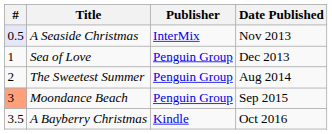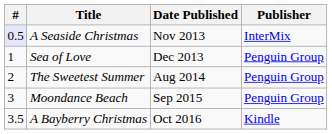columns swapped: (281, 14) <-> (193, 14)
(11, 98) lightsalmon background -> (11, 98) no background
